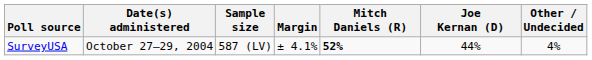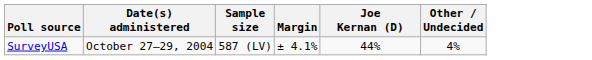- column: (370, 20)
